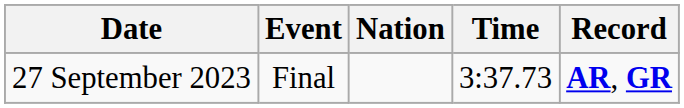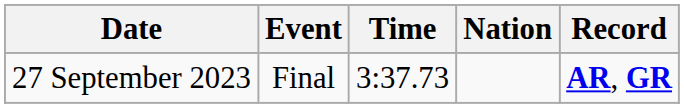columns swapped: (400, 28) <-> (505, 28)
